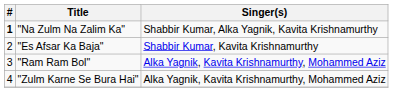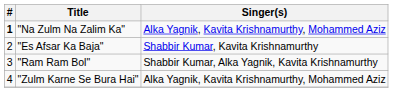(261, 29) Shabbir Kumar, Alka Yagnik, Kavita Krishnamurthy -> (265, 29) Alka Yagnik, Kavita Krishnamurthy, Mohammed Aziz
(265, 63) Alka Yagnik, Kavita Krishnamurthy, Mohammed Aziz -> (261, 63) Shabbir Kumar, Alka Yagnik, Kavita Krishnamurthy
